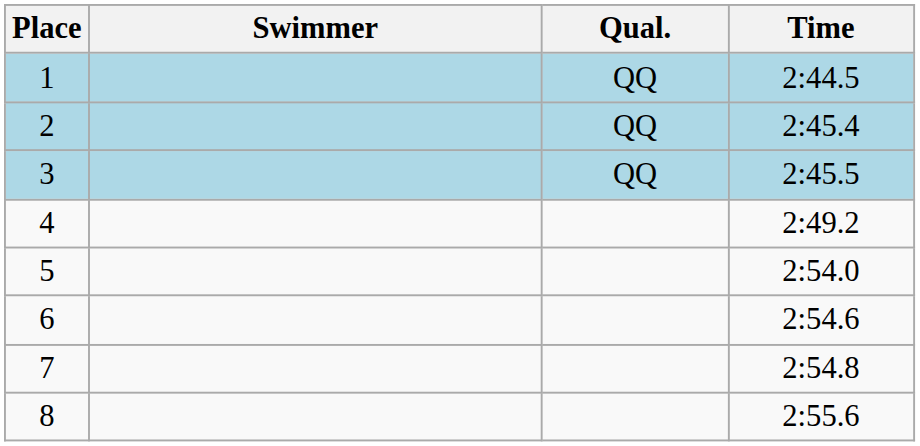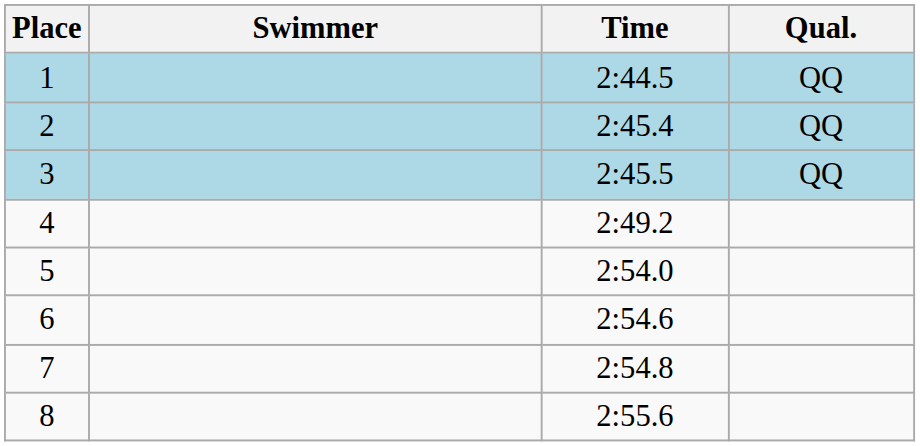columns swapped: (821, 28) <-> (635, 28)
